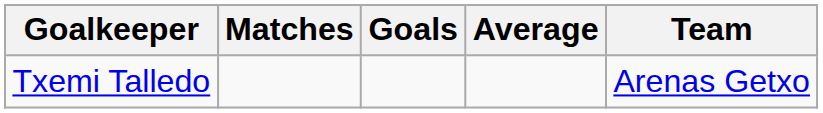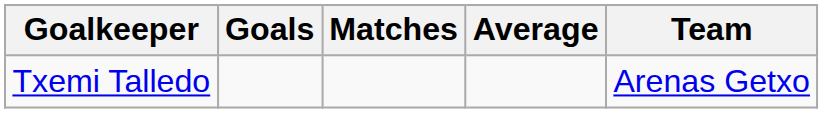columns swapped: (413, 30) <-> (289, 30)
